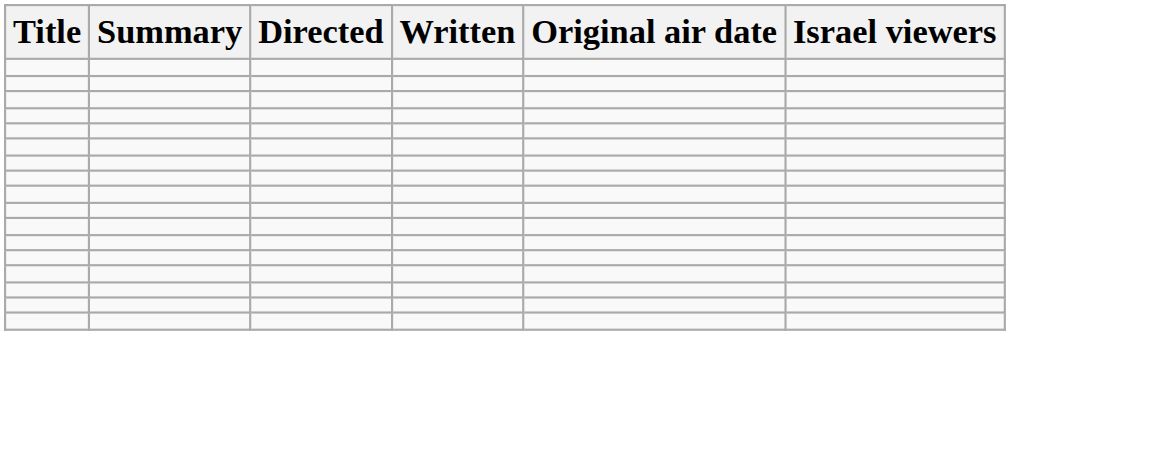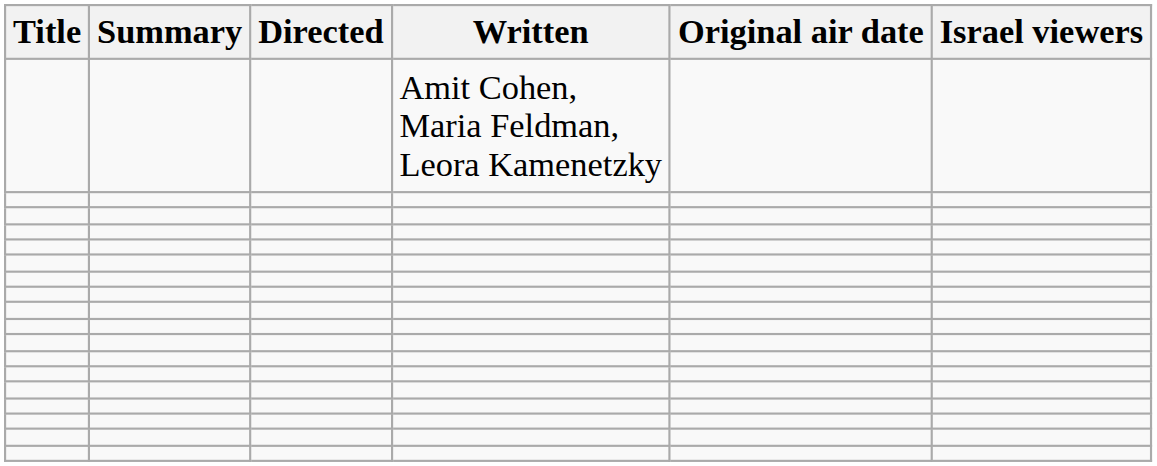+ row: (47, 126)
